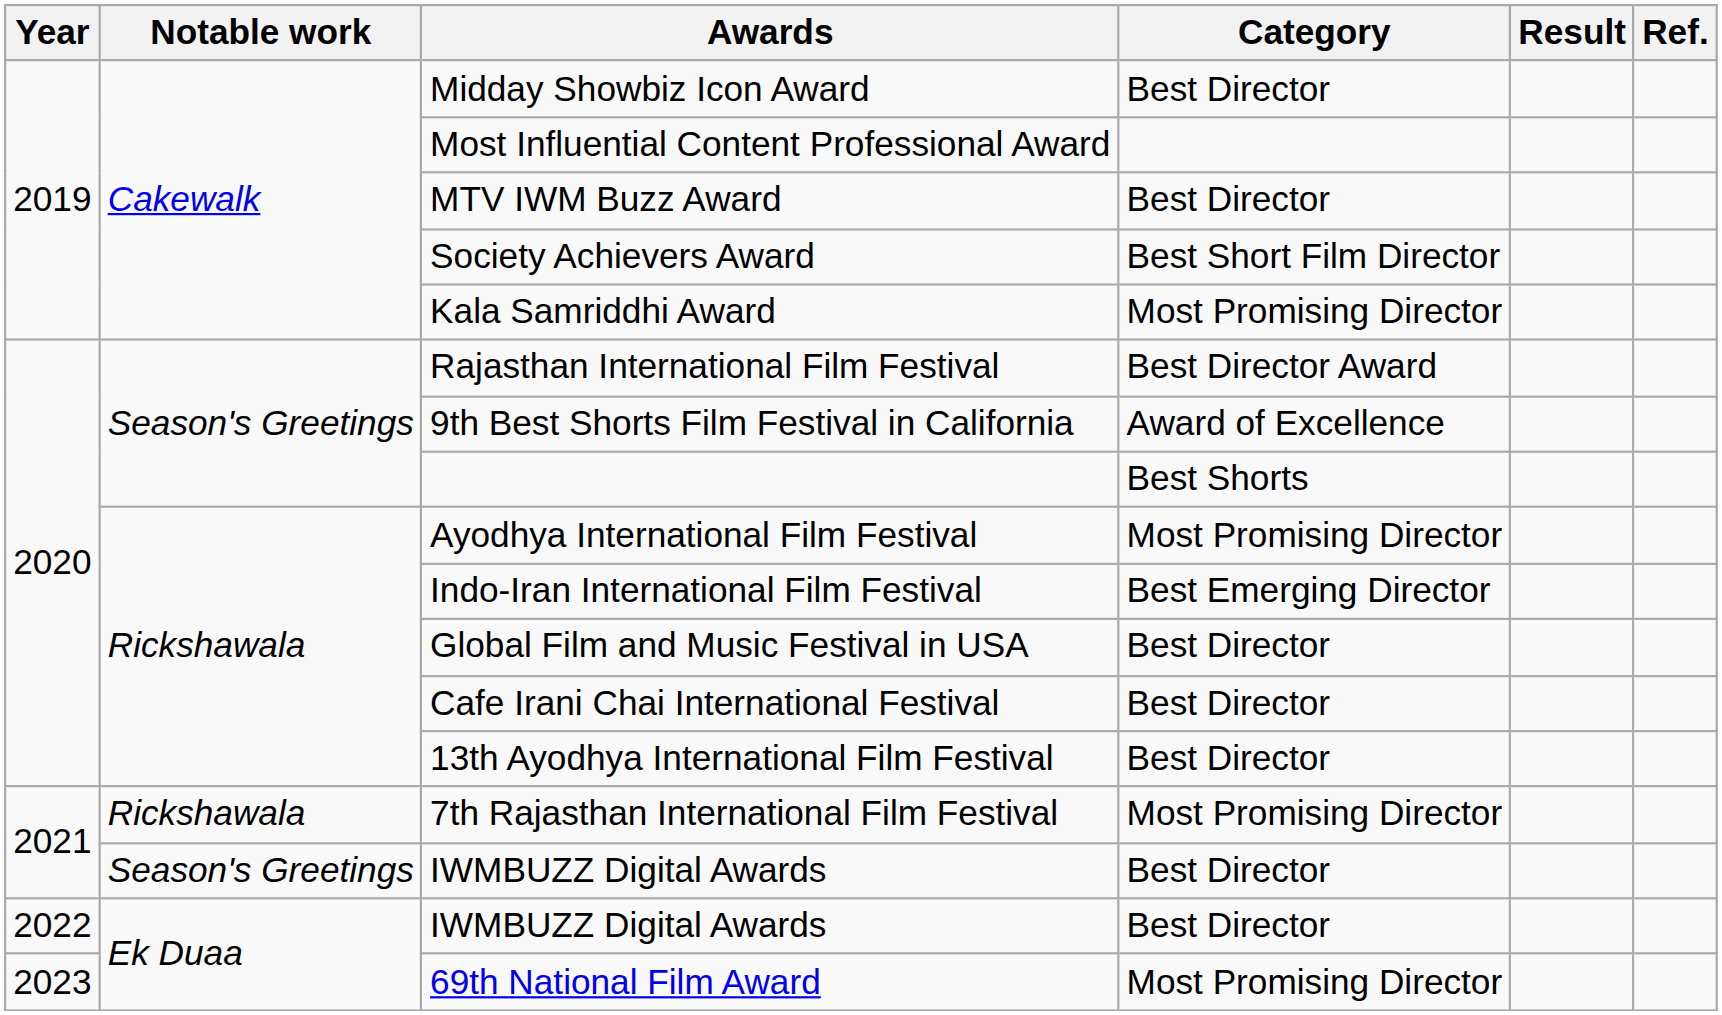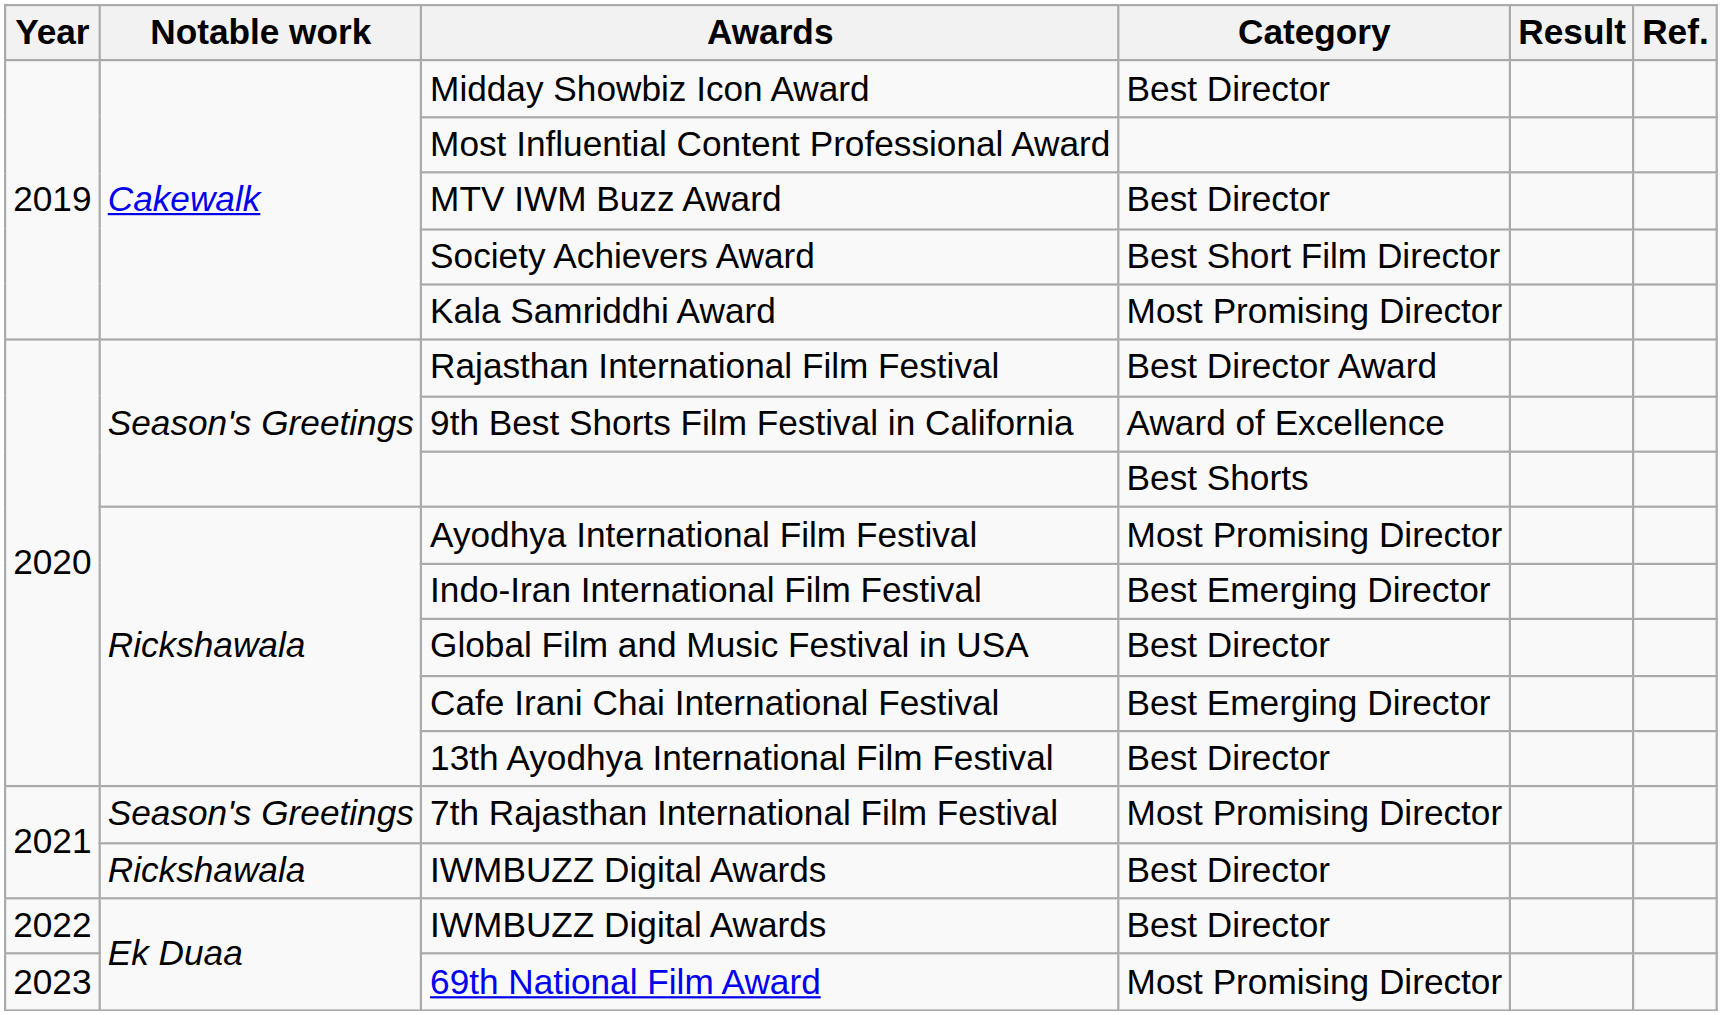(1228, 702) Best Director -> (1309, 702) Best Emerging Director
(207, 813) Rickshawala -> (261, 813) Season's Greetings
(261, 869) Season's Greetings -> (207, 869) Rickshawala
